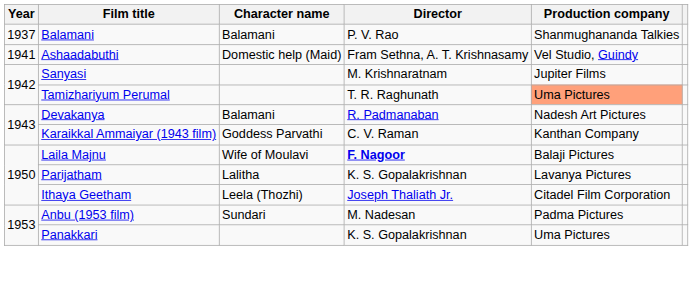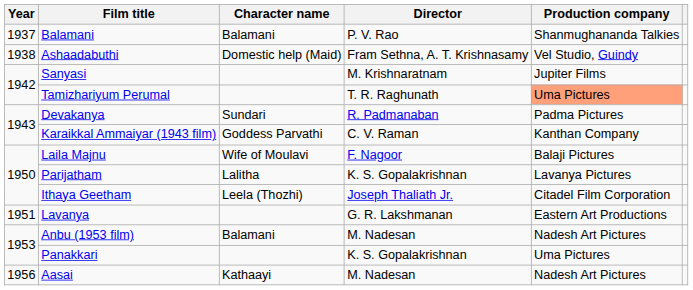(21, 54) 1941 -> (21, 54) 1938
(248, 114) Balamani -> (244, 114) Sundari
(590, 114) Nadesh Art Pictures -> (579, 114) Padma Pictures
(376, 154) bold -> (375, 154) normal
+ row: (65, 214)
(244, 214) Sundari -> (248, 235) Balamani
(579, 214) Padma Pictures -> (590, 235) Nadesh Art Pictures
+ row: (57, 275)
